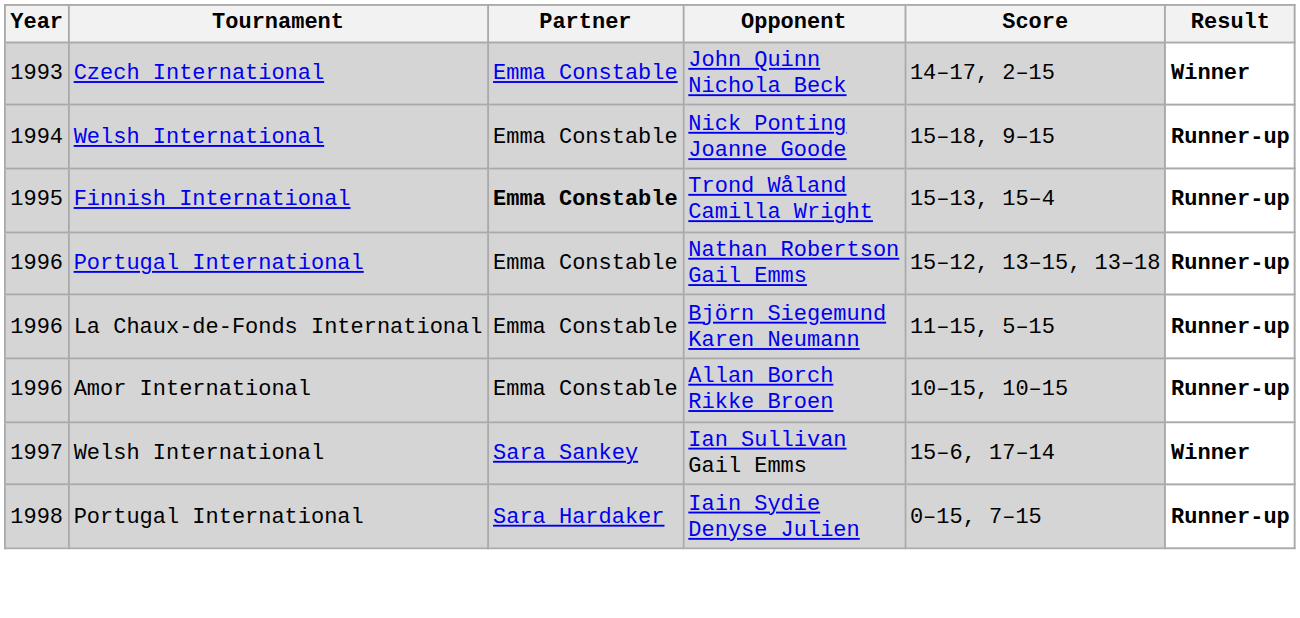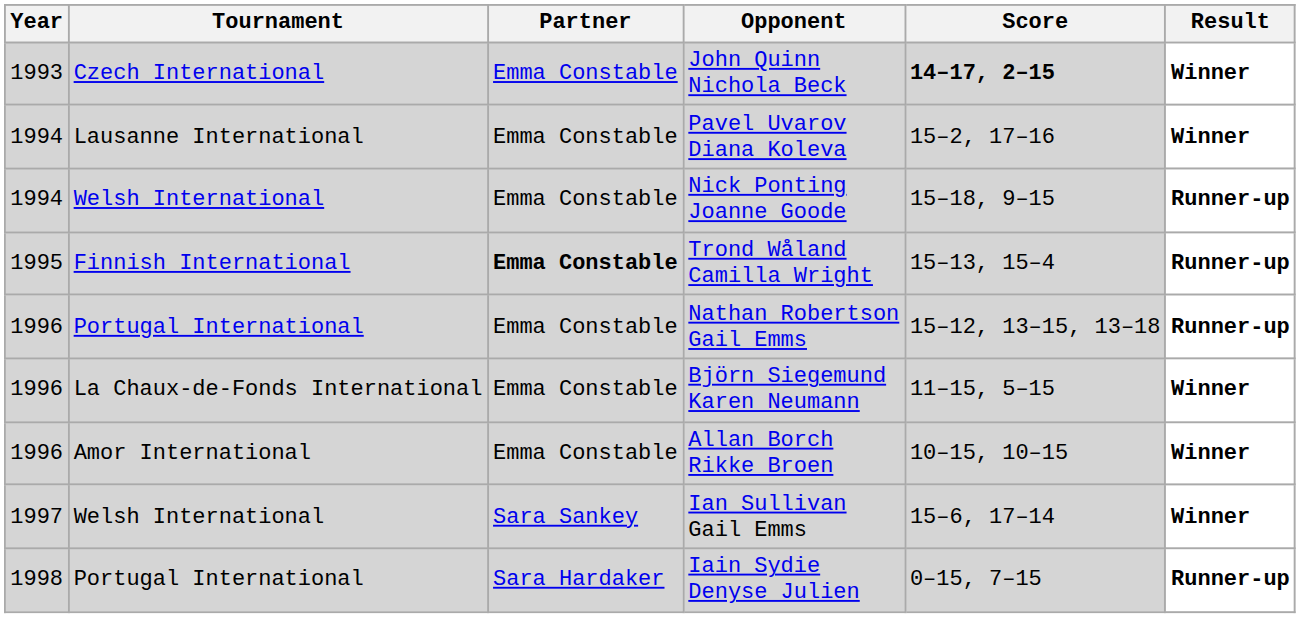(982, 73) normal -> (982, 73) bold
+ row: (767, 136)
(1230, 326) Runner-up -> (1211, 390) Winner
(1230, 390) Runner-up -> (1211, 453) Winner
